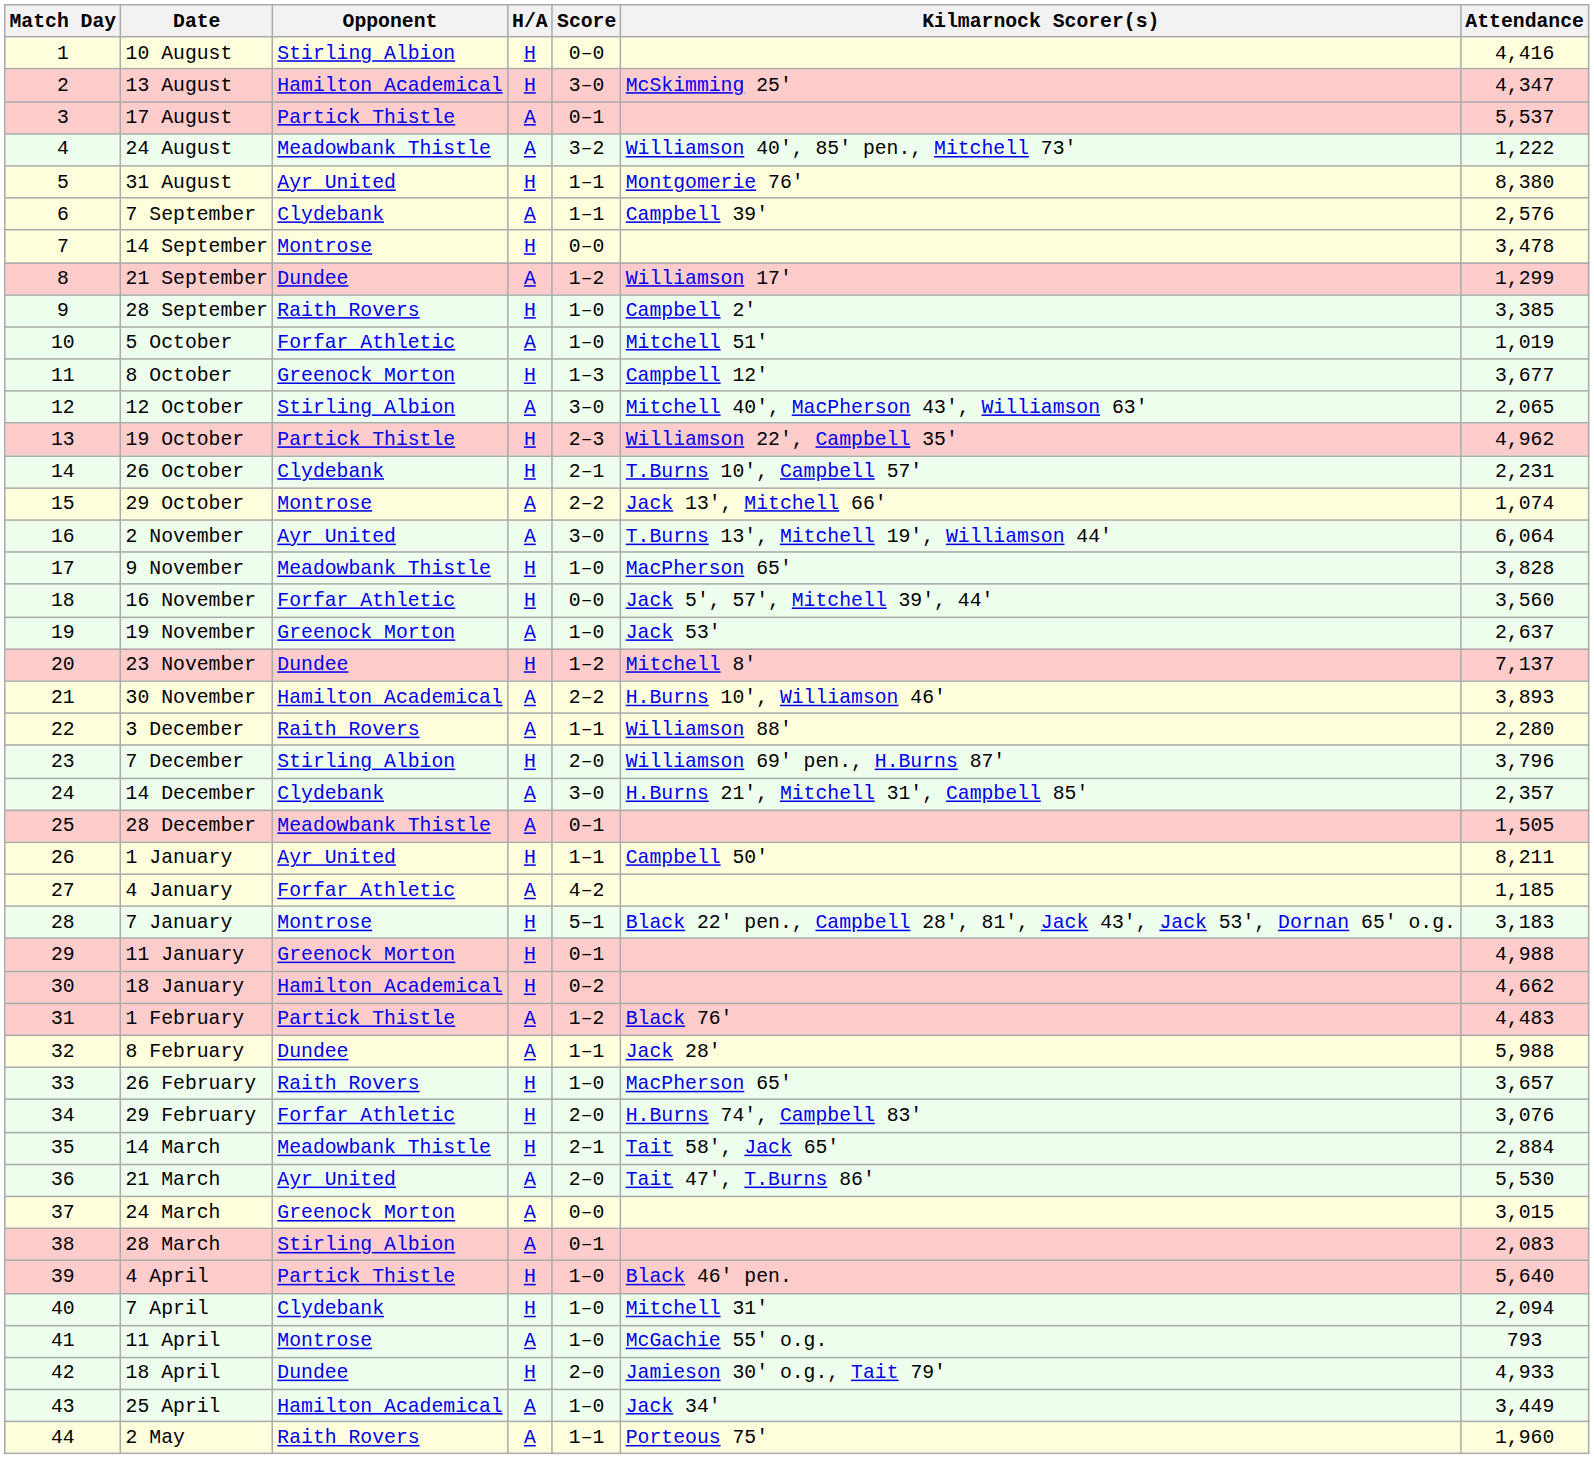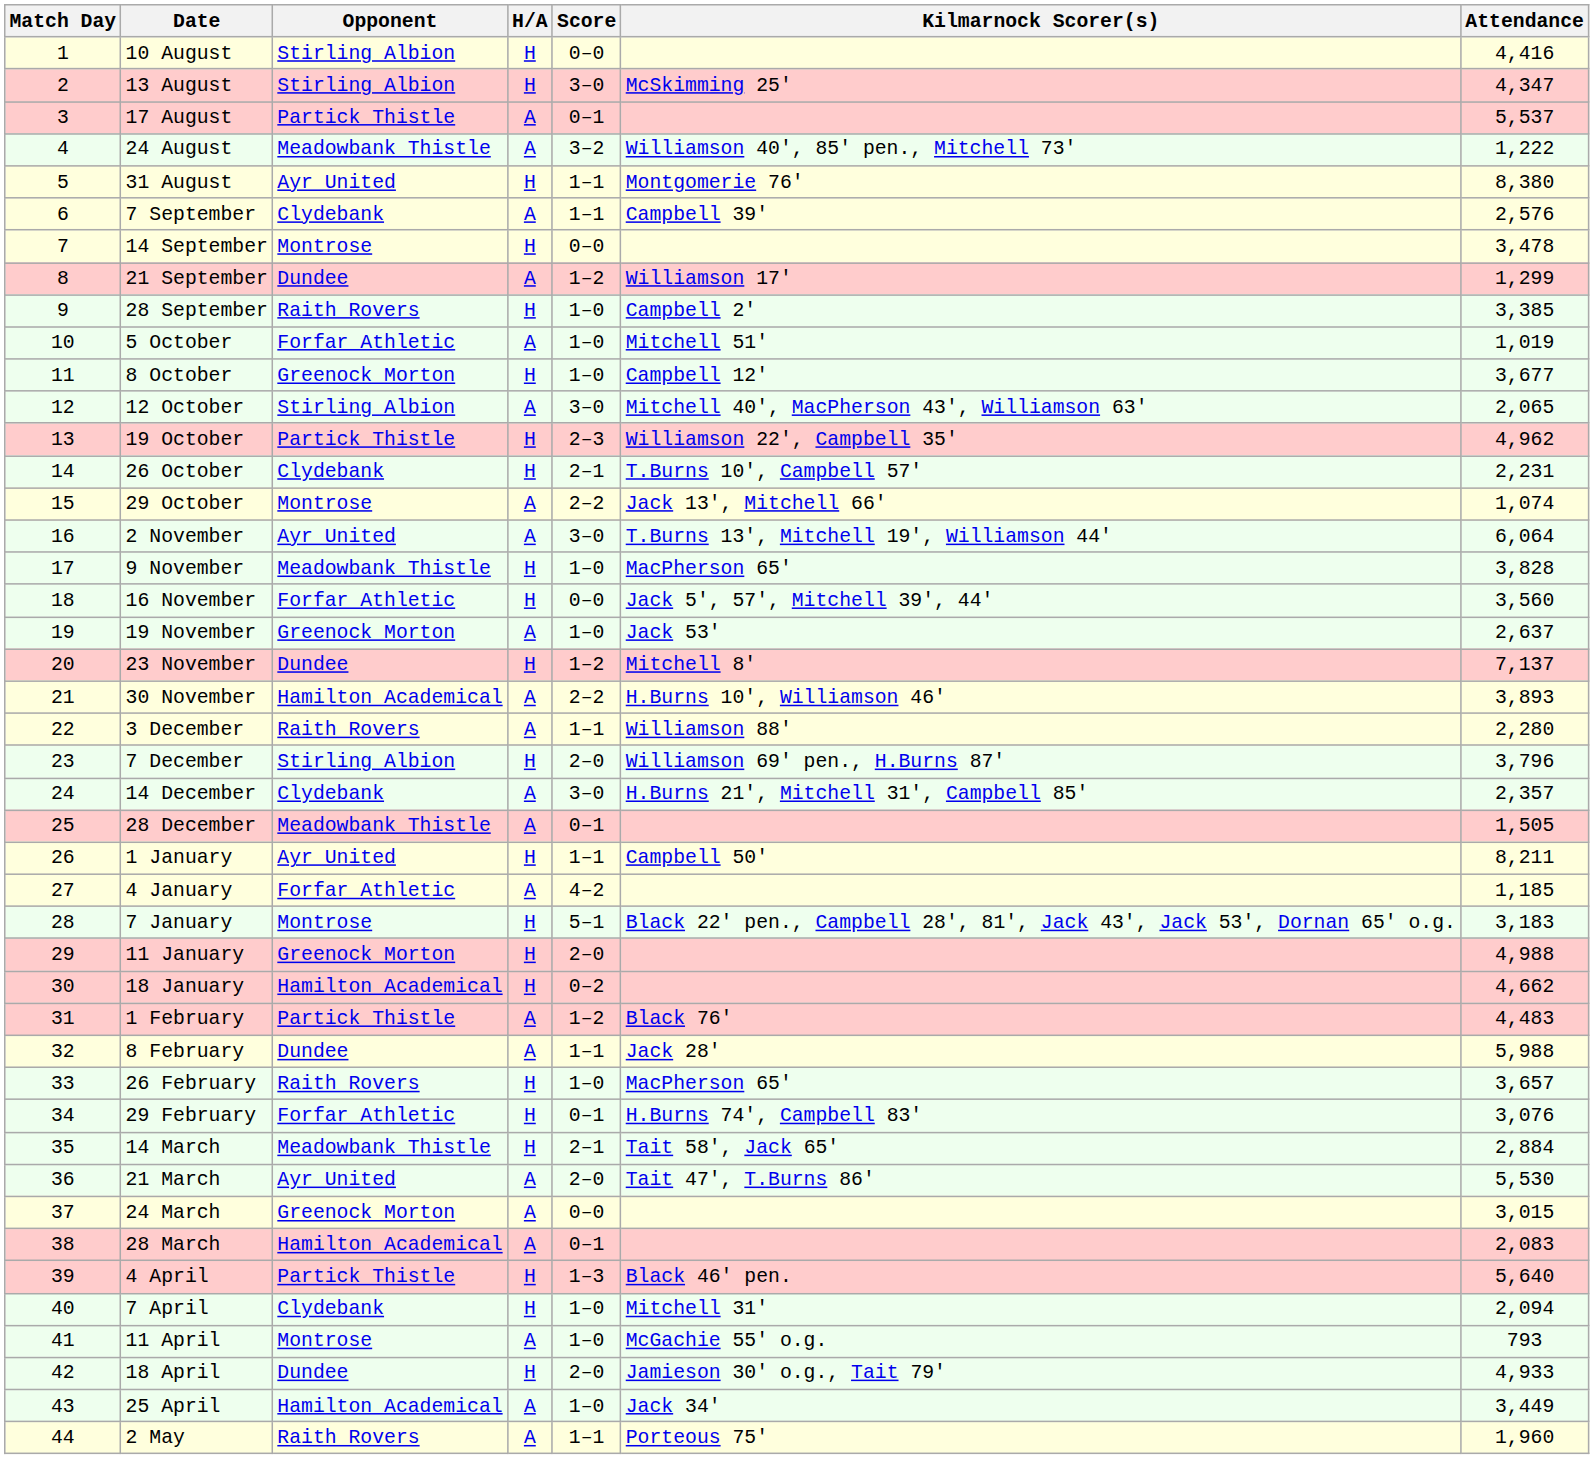(390, 85) Hamilton Academical -> (366, 85) Stirling Albion
(587, 375) 1–3 -> (587, 375) 1–0
(587, 955) 0–1 -> (587, 955) 2–0
(587, 1116) 2–0 -> (587, 1116) 0–1
(366, 1245) Stirling Albion -> (390, 1245) Hamilton Academical
(587, 1277) 1–0 -> (587, 1277) 1–3
